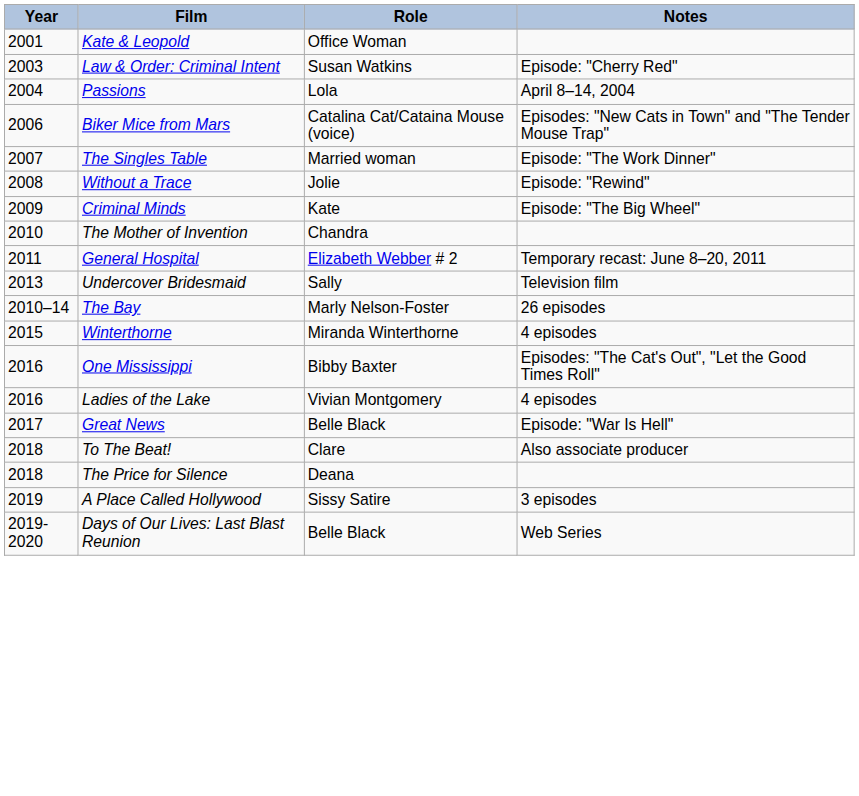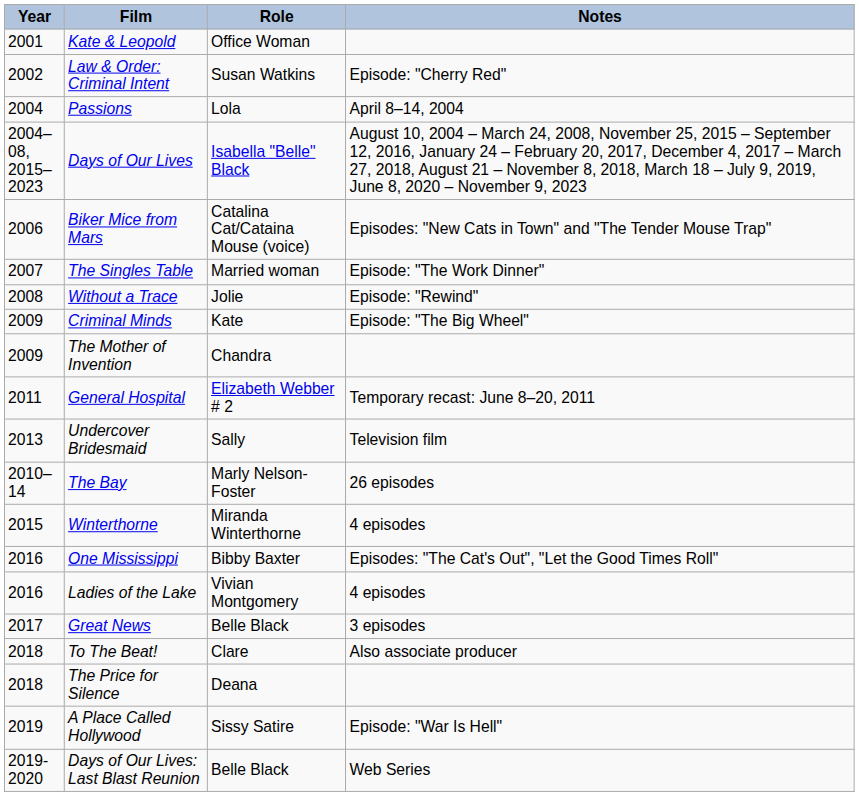(26, 66) 2003 -> (26, 75) 2002
+ row: (130, 160)
(26, 233) 2010 -> (26, 355) 2009
(597, 425) Episode: "War Is Hell" -> (387, 626) 3 episodes
(559, 499) 3 episodes -> (426, 727) Episode: "War Is Hell"
